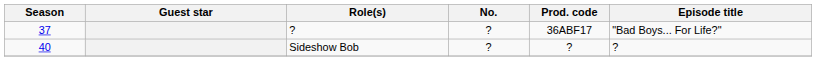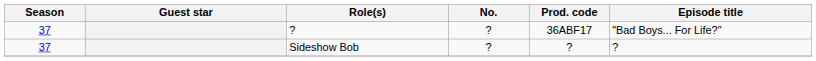(45, 47) 40 -> (45, 47) 37
